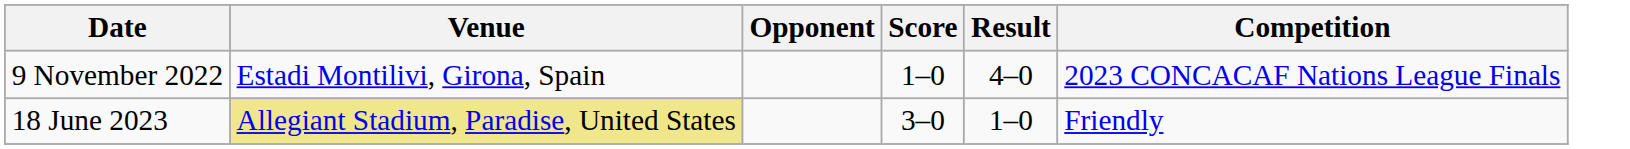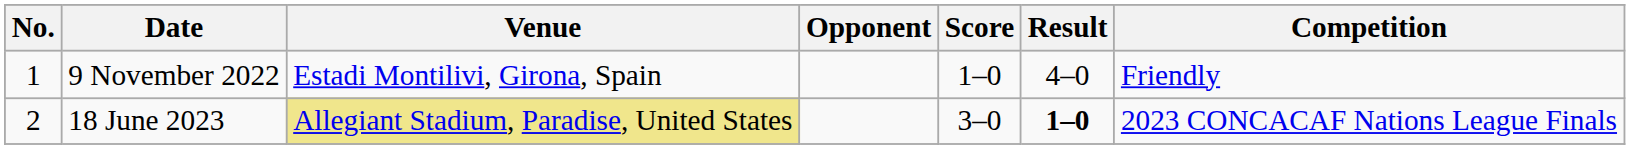+ column: (33, 27)
(1312, 74) 2023 CONCACAF Nations League Finals -> (1171, 74) Friendly
(1011, 120) normal -> (1068, 120) bold
(1114, 120) Friendly -> (1369, 120) 2023 CONCACAF Nations League Finals
